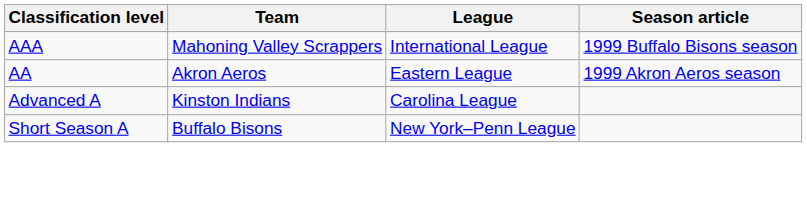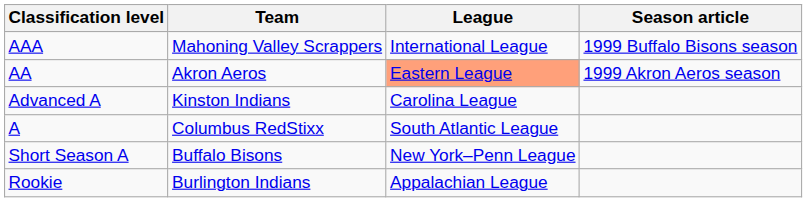(451, 73) no background -> (451, 73) lightsalmon background
+ row: (14, 127)
+ row: (35, 182)
